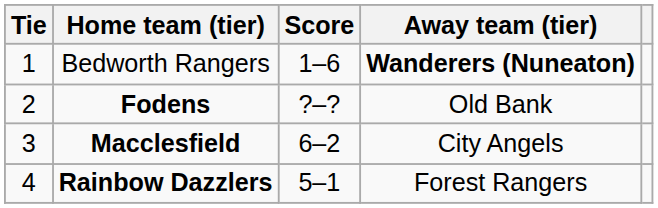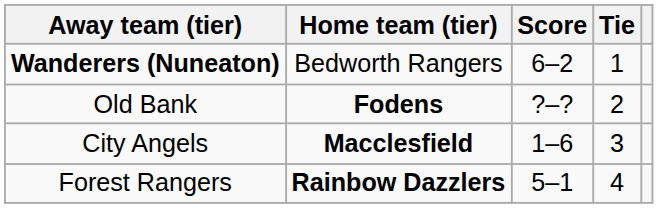columns swapped: (29, 24) <-> (501, 24)
(319, 64) 1–6 -> (552, 64) 6–2
(319, 143) 6–2 -> (552, 143) 1–6
